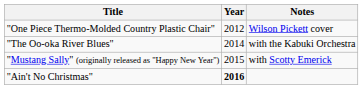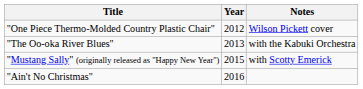(234, 44) 2014 -> (234, 44) 2013
(234, 76) bold -> (234, 76) normal
